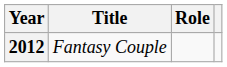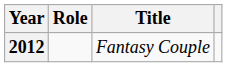columns swapped: (110, 18) <-> (192, 18)
